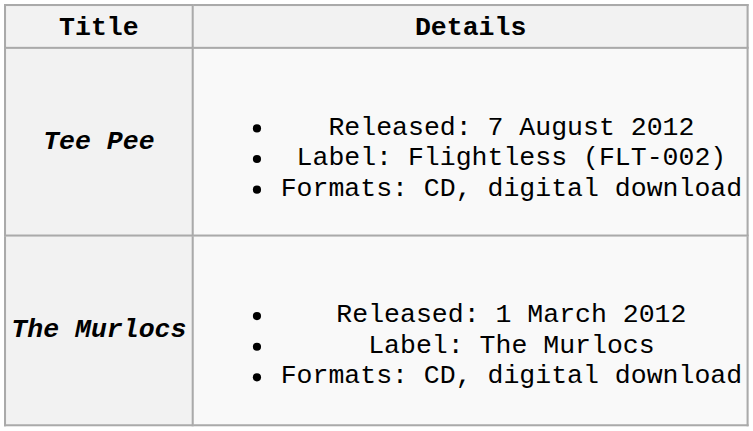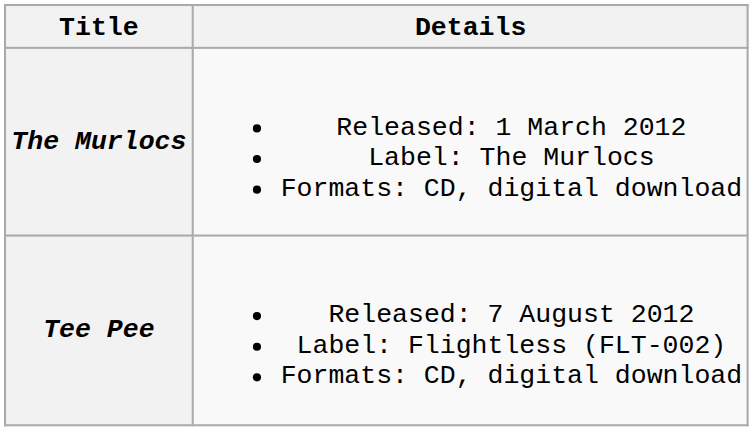rows swapped: (99, 330) <-> (99, 142)
